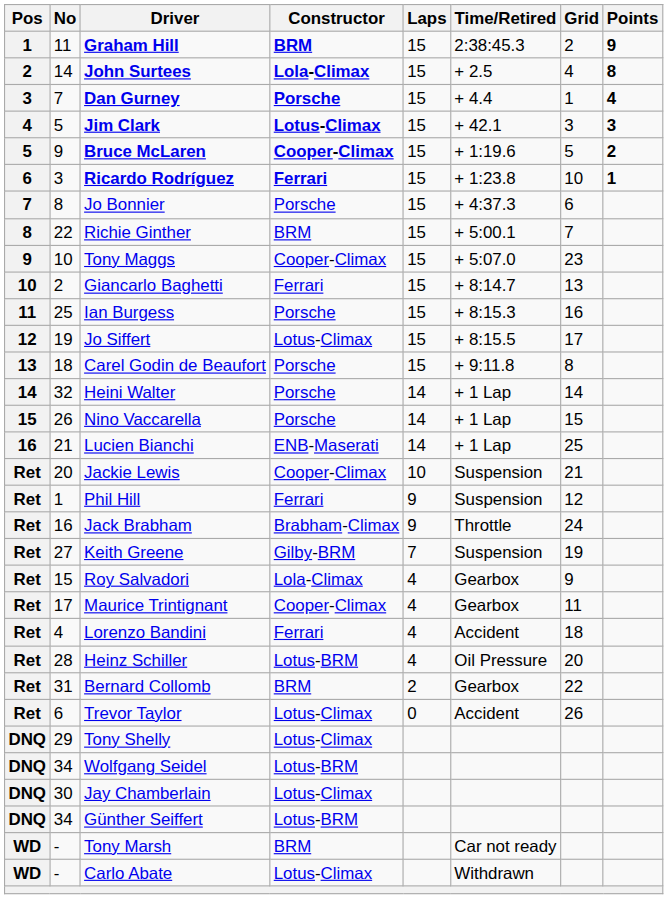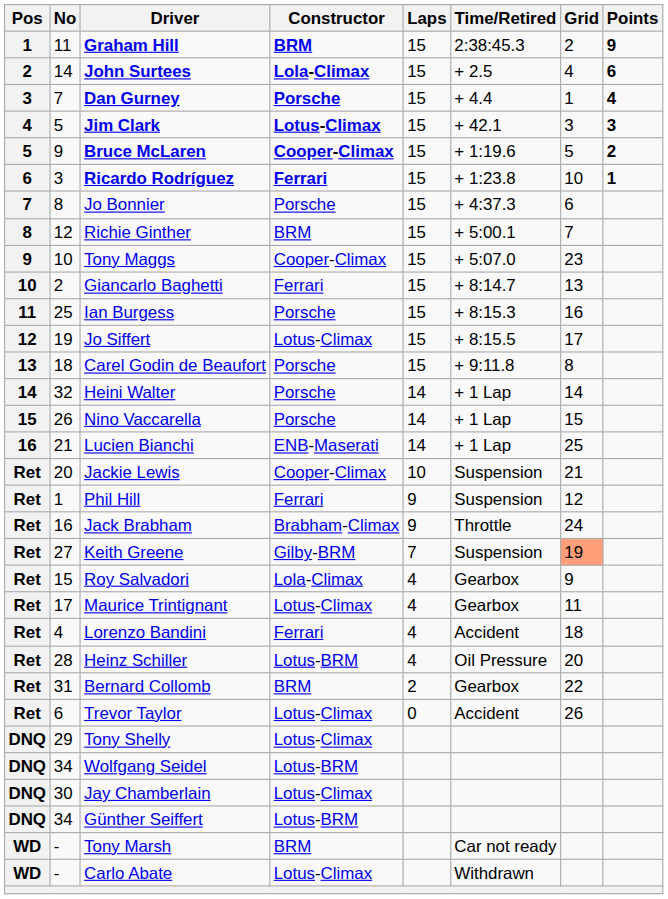(612, 72) 8 -> (612, 72) 6
(63, 232) 22 -> (63, 232) 12
(574, 552) no background -> (574, 552) lightsalmon background
(330, 606) Cooper-Climax -> (323, 606) Lotus-Climax
